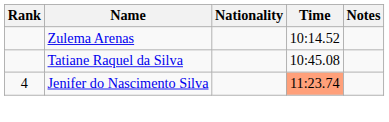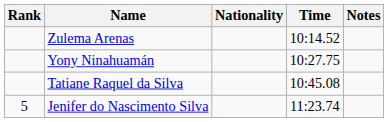+ row: (101, 60)
(24, 83) 4 -> (24, 106) 5
(315, 83) lightsalmon background -> (315, 106) no background
